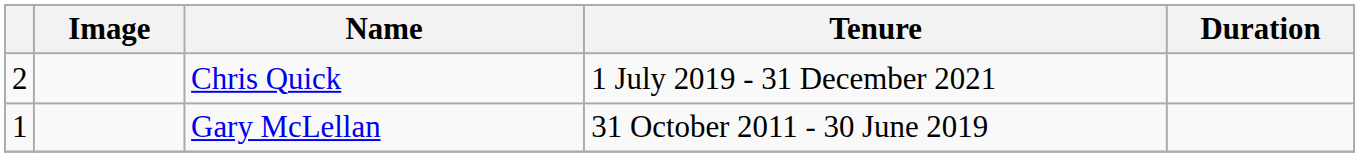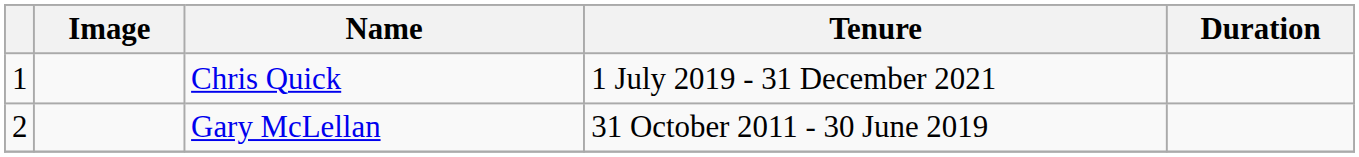(20, 77) 2 -> (20, 77) 1
(20, 126) 1 -> (20, 126) 2
